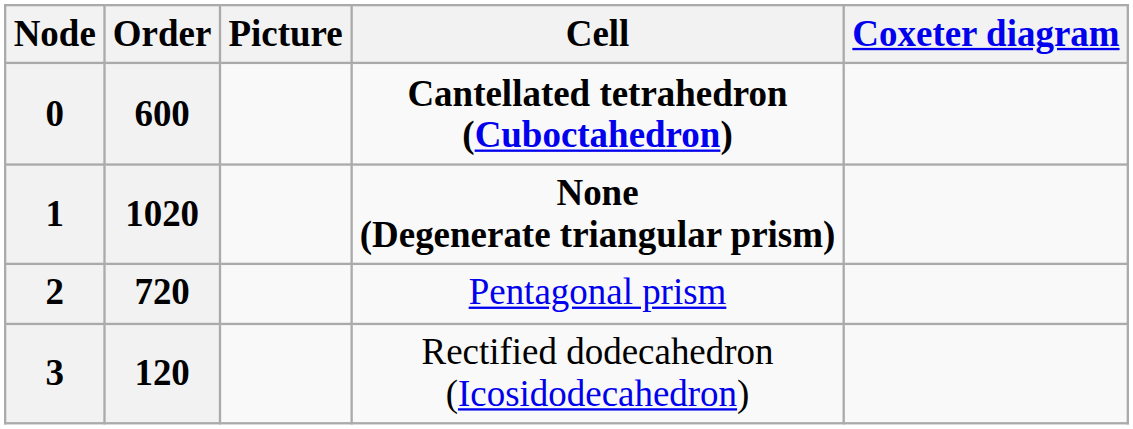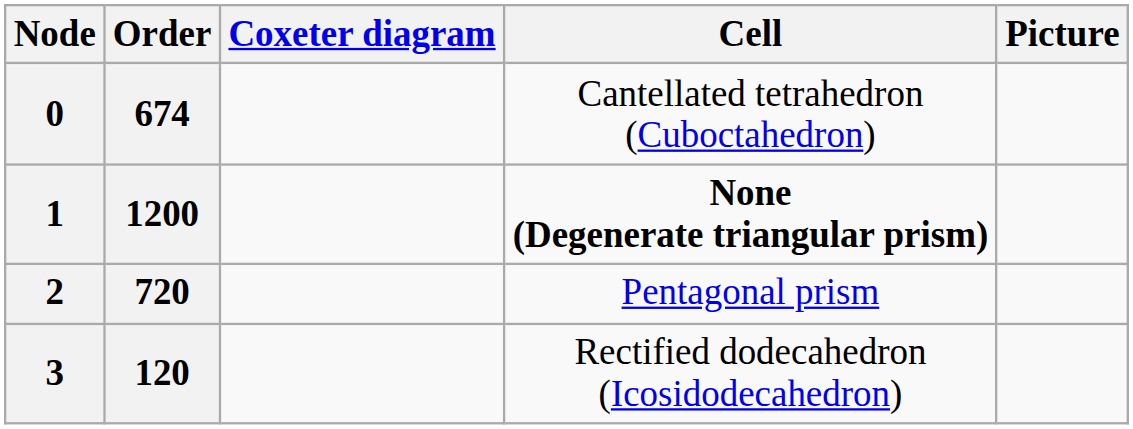columns swapped: (986, 33) <-> (286, 33)
(162, 113) 600 -> (162, 113) 674
(598, 113) bold -> (750, 113) normal
(162, 213) 1020 -> (162, 213) 1200
